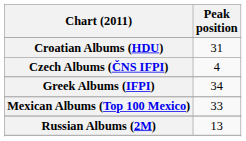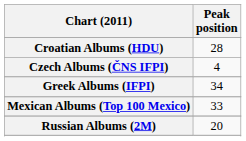(217, 47) 31 -> (217, 47) 28
(217, 125) 13 -> (217, 125) 20
